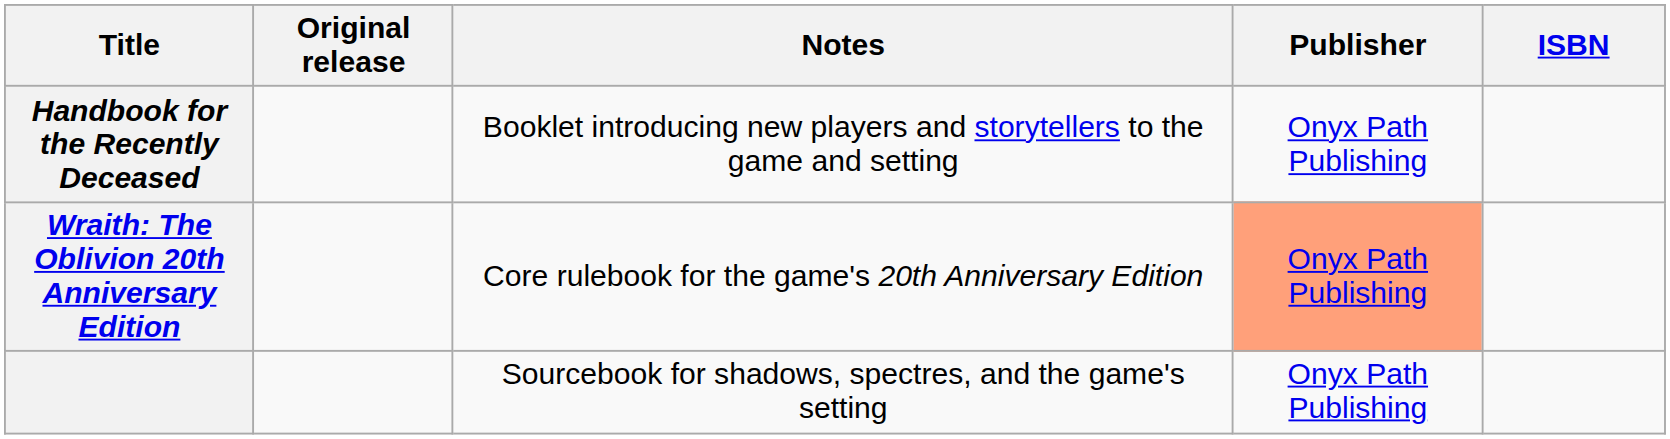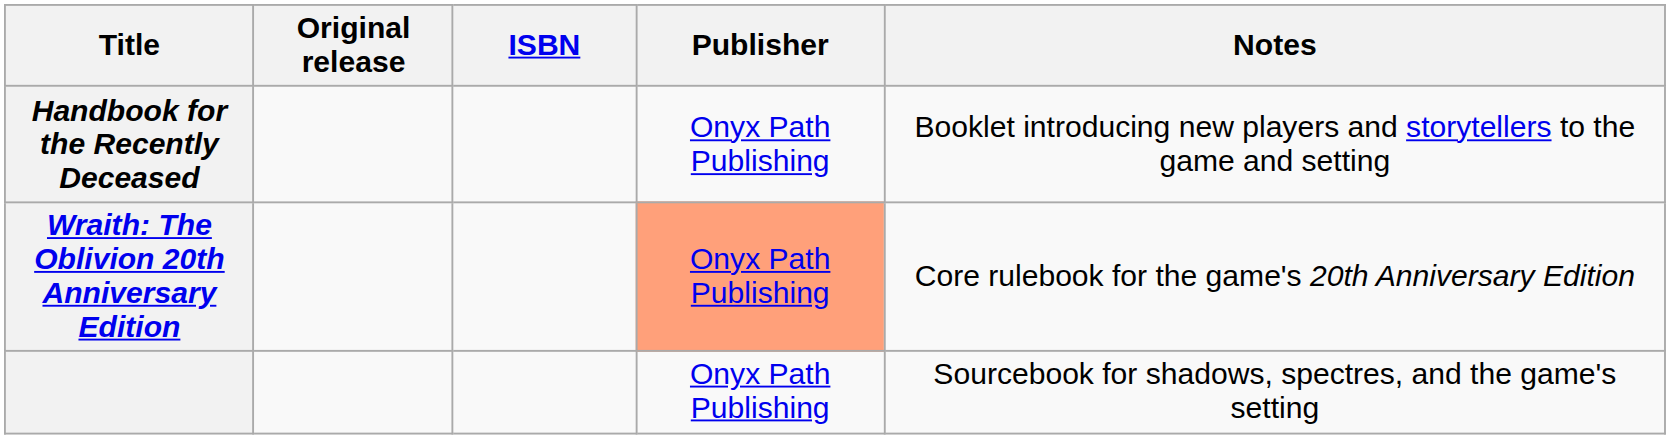columns swapped: (1574, 45) <-> (843, 45)
